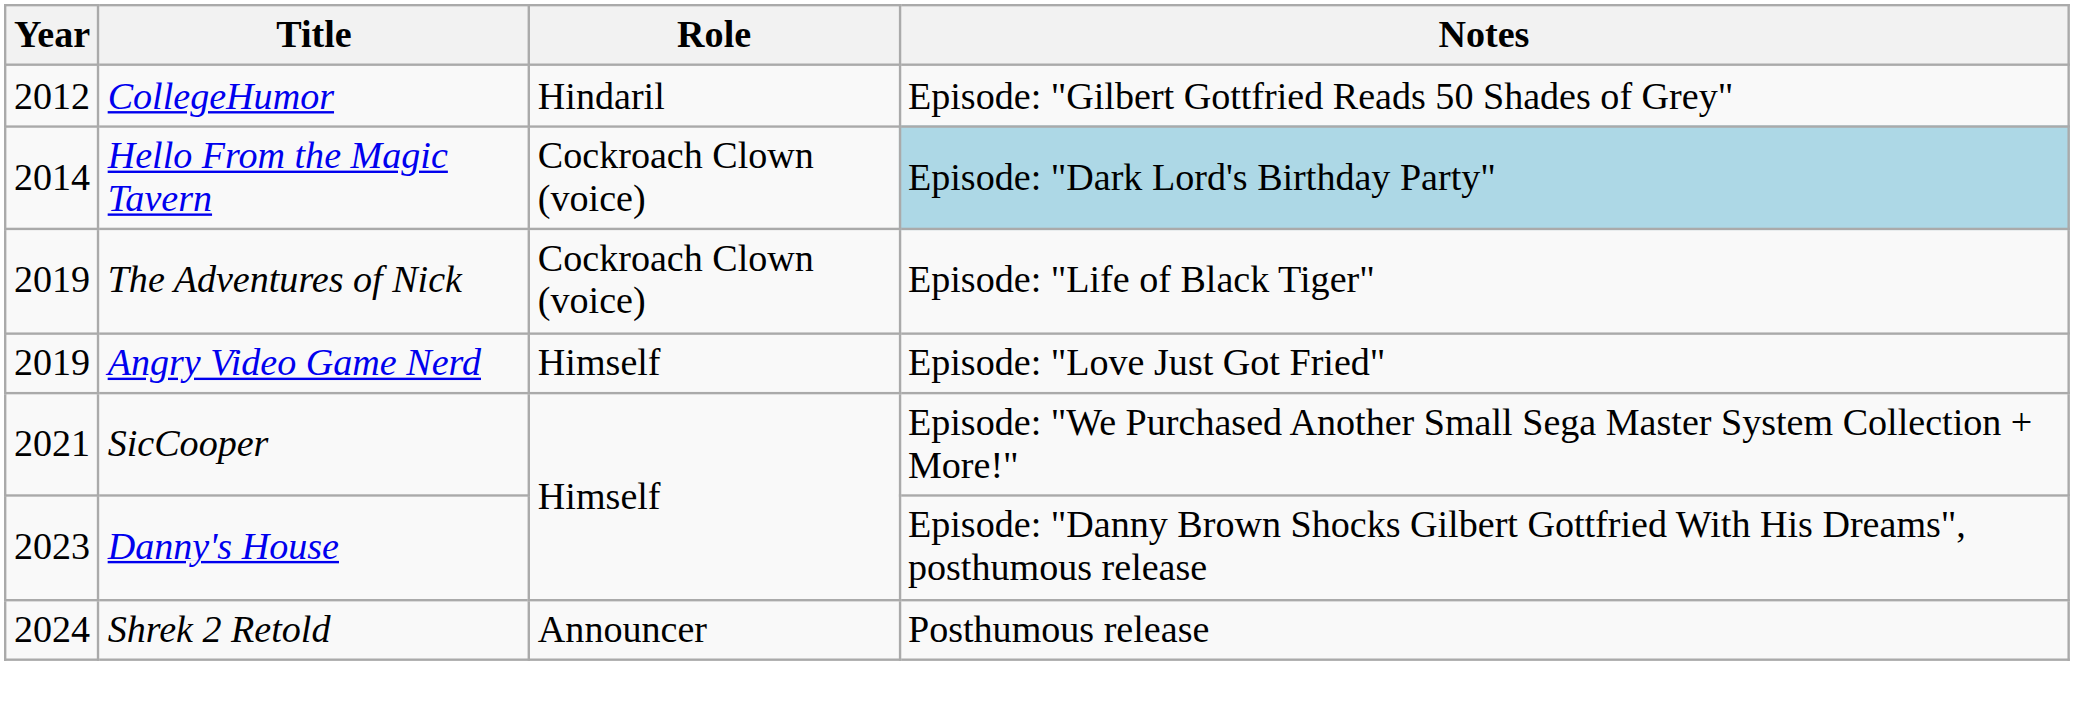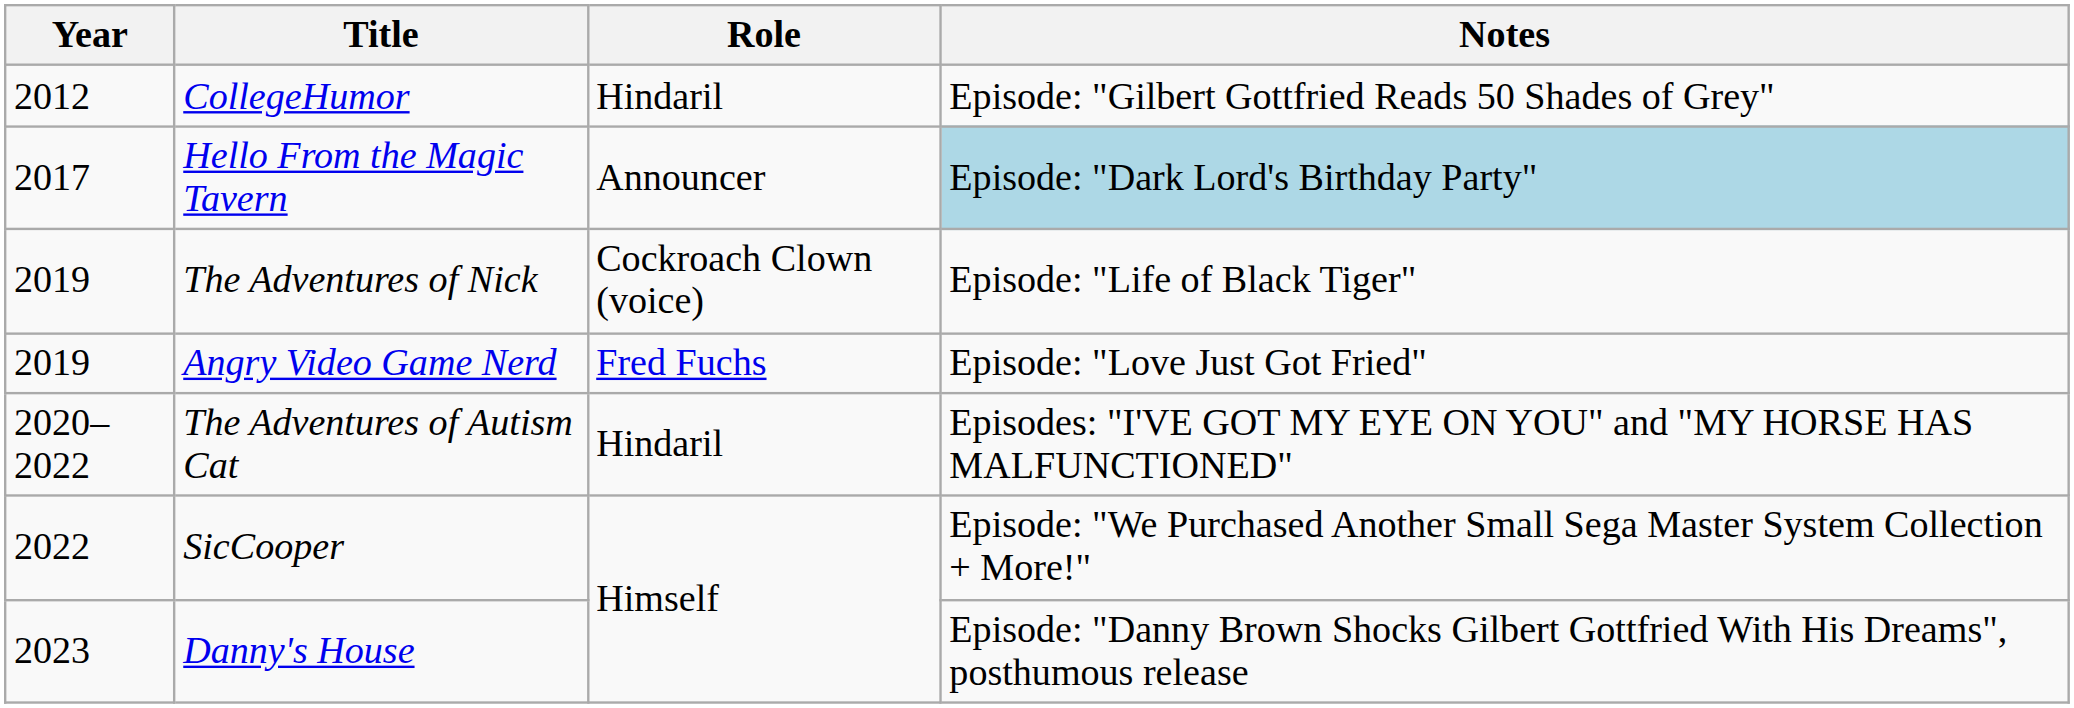(52, 176) 2014 -> (52, 176) 2017
(676, 176) Cockroach Clown (voice) -> (681, 176) Announcer
(599, 361) Himself -> (681, 361) Fred Fuchs
+ row: (378, 443)
(52, 443) 2021 -> (52, 546) 2022
- row: (219, 628)
